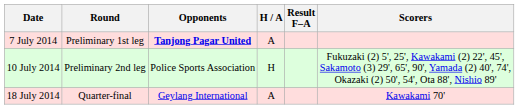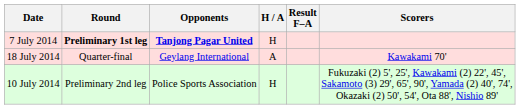(105, 40) normal -> (106, 40) bold
(271, 40) A -> (273, 40) H
rows swapped: (33, 68) <-> (33, 95)
